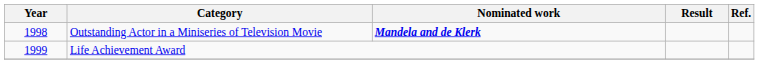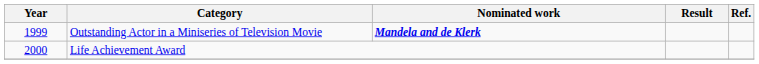(36, 31) 1998 -> (36, 31) 1999
(36, 50) 1999 -> (36, 50) 2000
